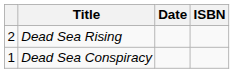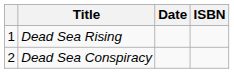(11, 36) 2 -> (11, 36) 1
(11, 57) 1 -> (11, 57) 2
